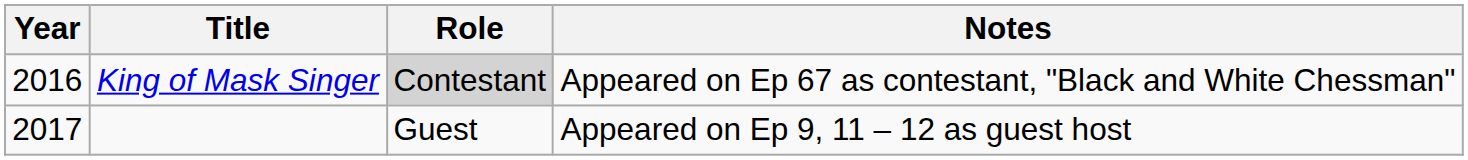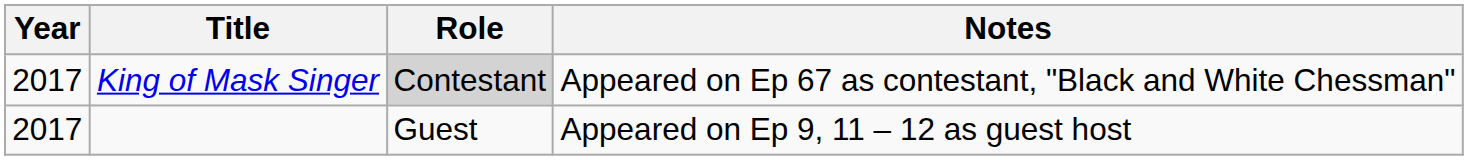(47, 79) 2016 -> (47, 79) 2017
